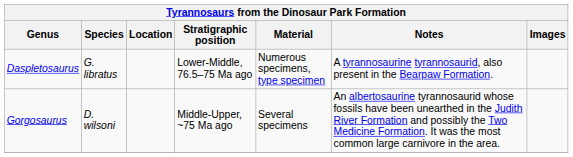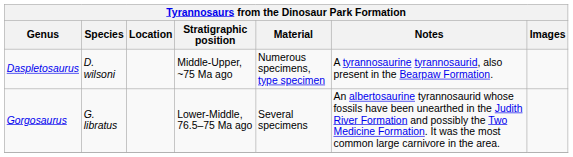(101, 69) G. libratus -> (99, 69) D. wilsoni
(215, 69) Lower-Middle, 76.5–75 Ma ago -> (210, 69) Middle-Upper, ~75 Ma ago
(99, 120) D. wilsoni -> (101, 120) G. libratus
(210, 120) Middle-Upper, ~75 Ma ago -> (215, 120) Lower-Middle, 76.5–75 Ma ago
